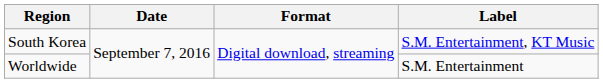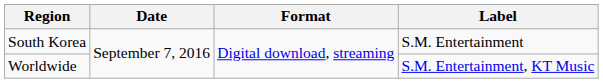(498, 41) S.M. Entertainment, KT Music -> (463, 41) S.M. Entertainment
(463, 66) S.M. Entertainment -> (498, 66) S.M. Entertainment, KT Music
